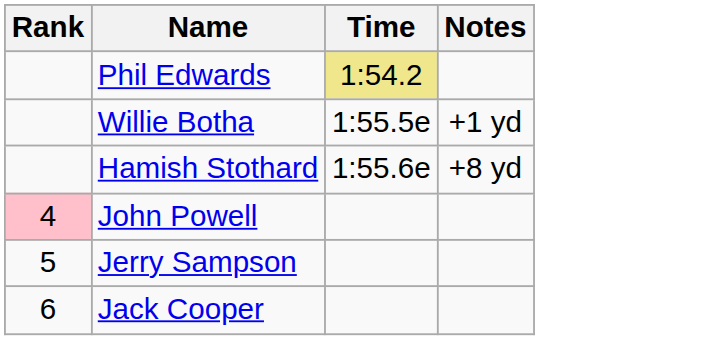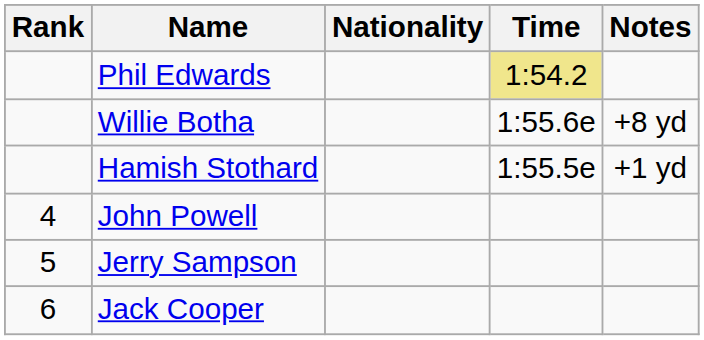+ column: (408, 27)
(381, 121) 1:55.5e -> (546, 121) 1:55.6e
(485, 121) +1 yd -> (650, 121) +8 yd
(381, 168) 1:55.6e -> (546, 168) 1:55.5e
(485, 168) +8 yd -> (650, 168) +1 yd
(48, 215) pink background -> (48, 215) no background
